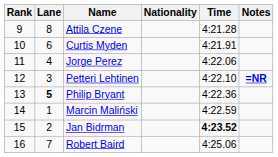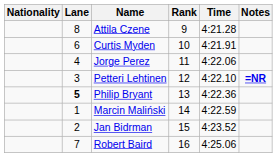columns swapped: (19, 12) <-> (170, 12)
(219, 128) bold -> (219, 128) normal
